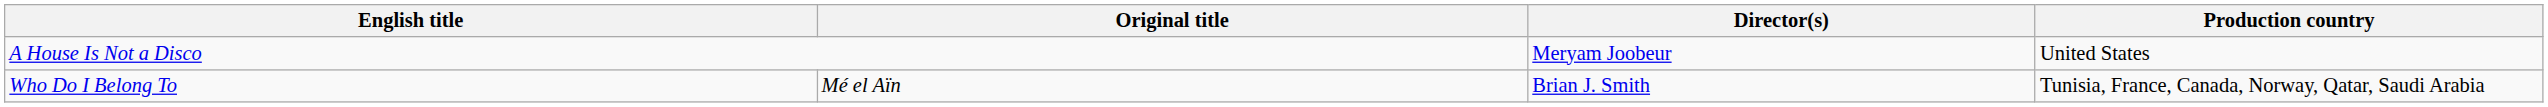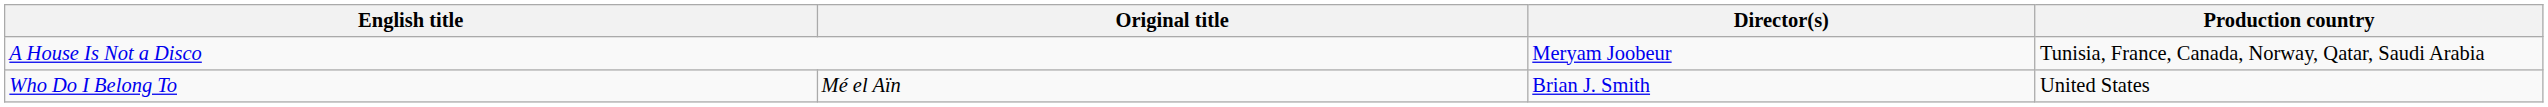(2095, 53) United States -> (2262, 53) Tunisia, France, Canada, Norway, Qatar, Saudi Arabia
(2262, 85) Tunisia, France, Canada, Norway, Qatar, Saudi Arabia -> (2095, 85) United States
